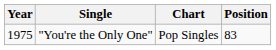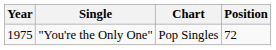(231, 34) 83 -> (231, 34) 72
